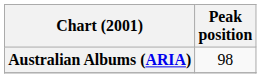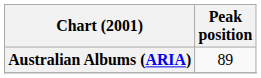(225, 60) 98 -> (225, 60) 89
